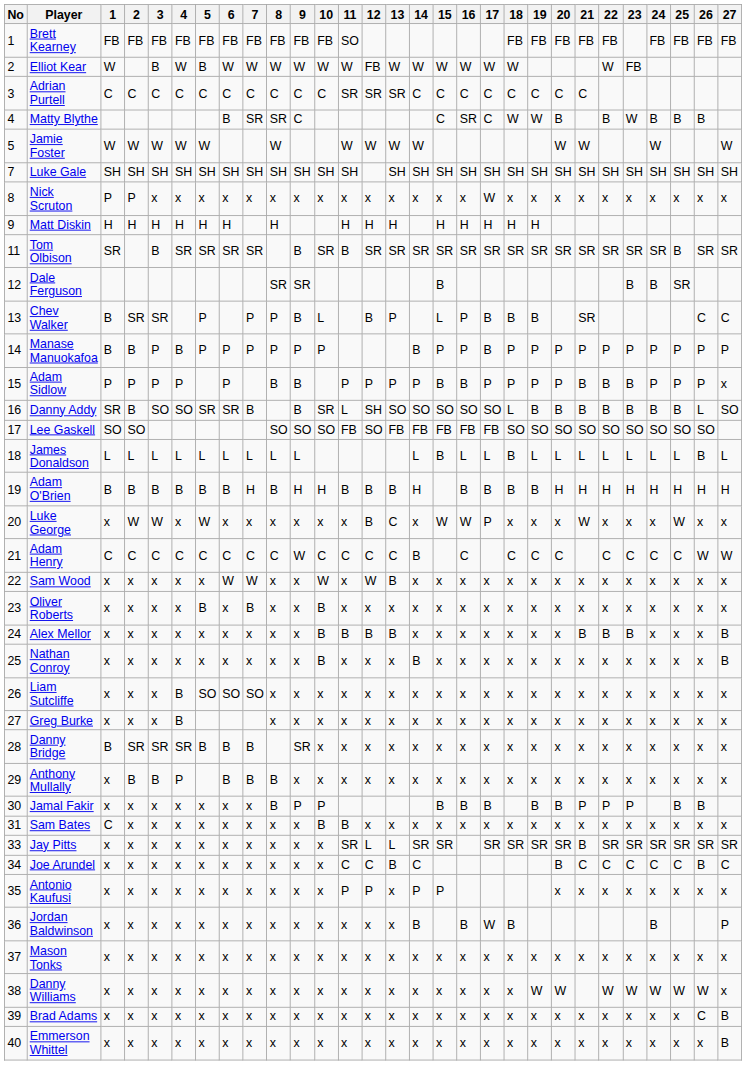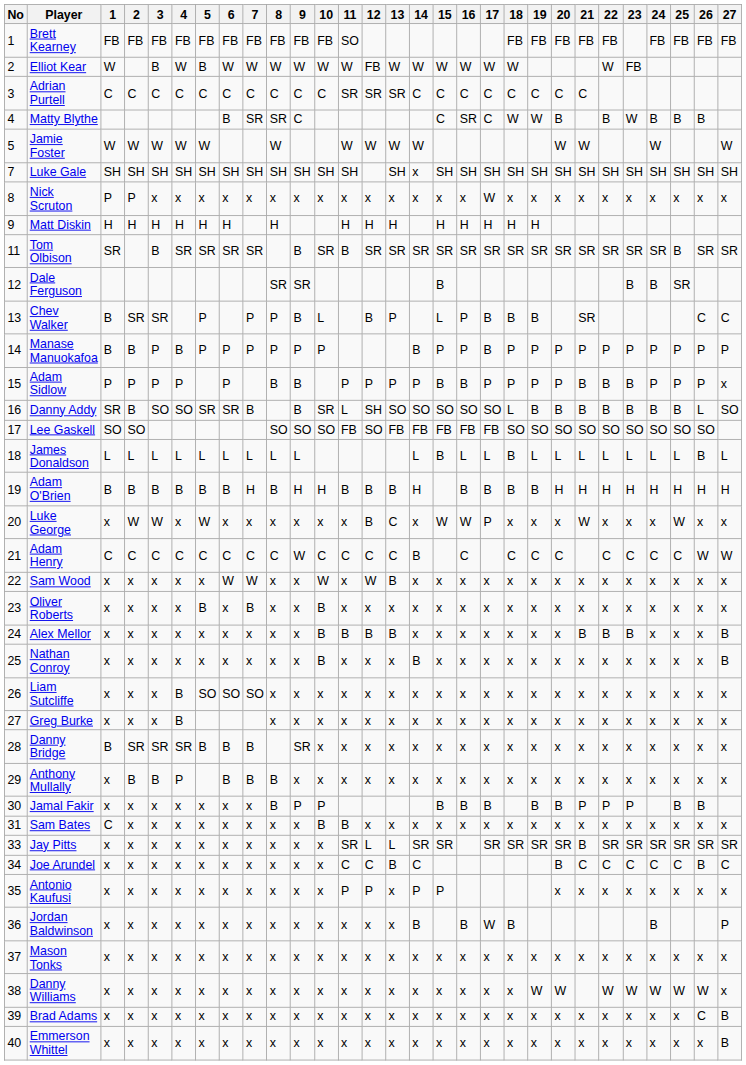(421, 172) SH -> (415, 172) x
